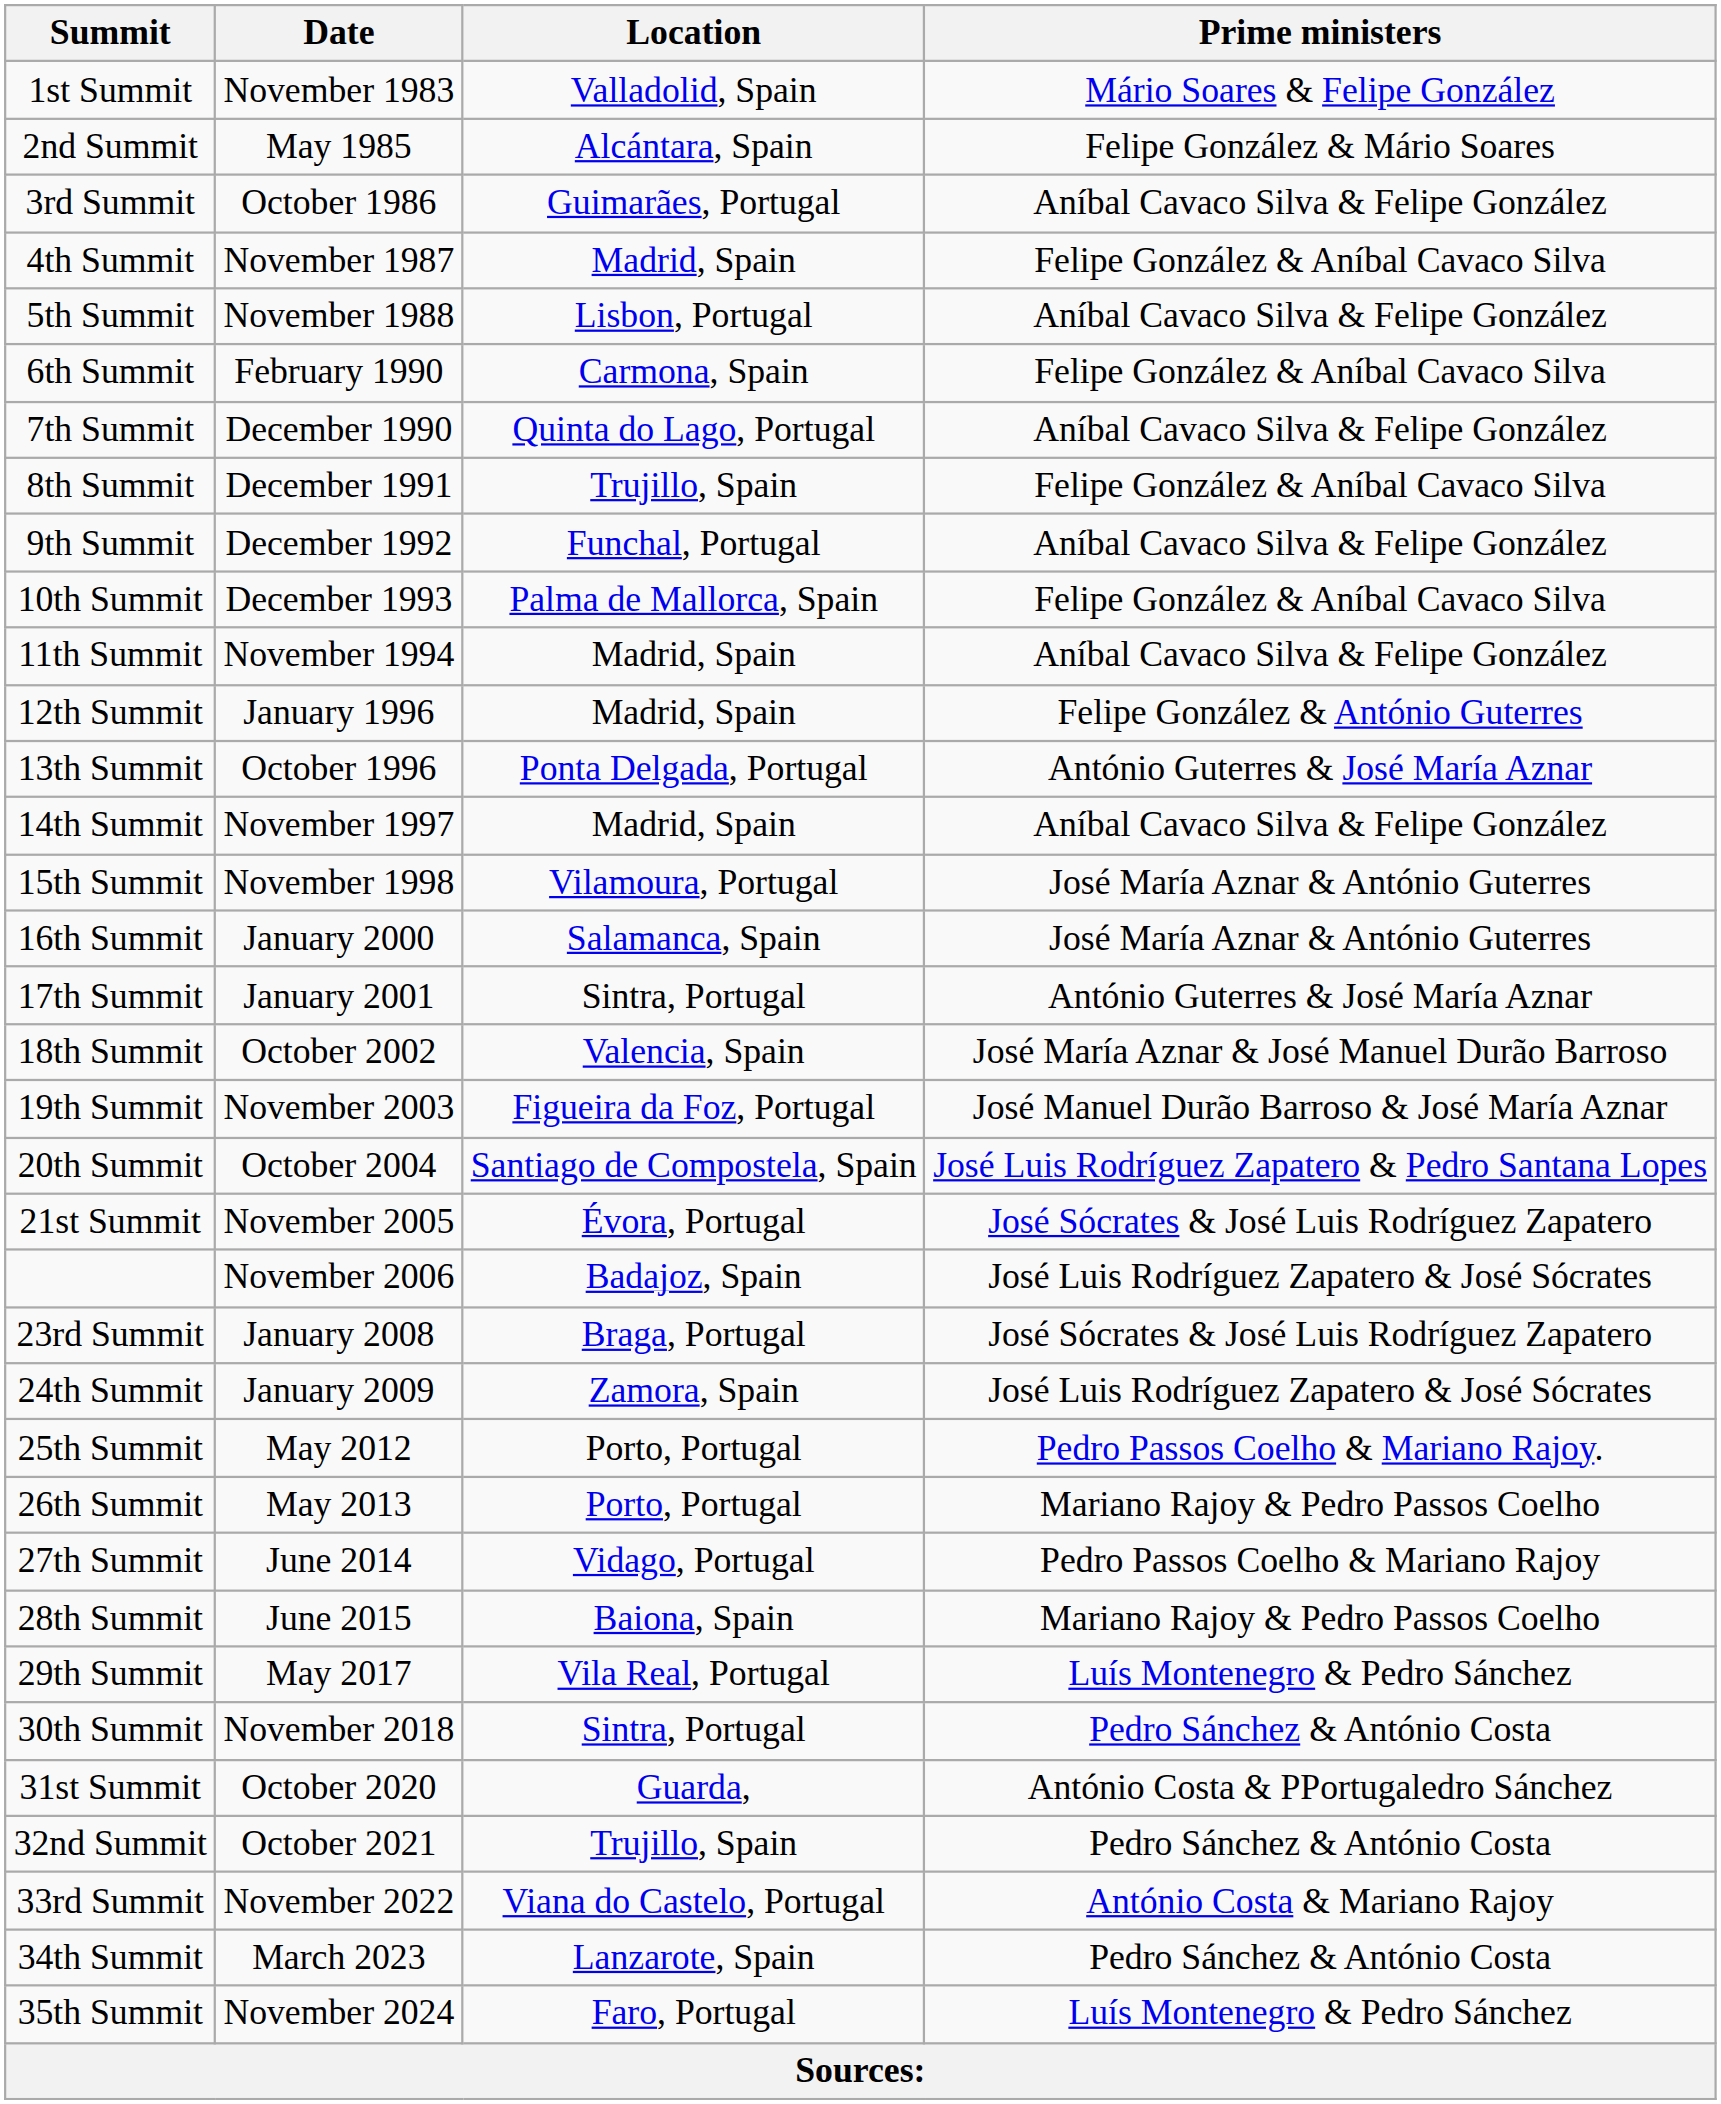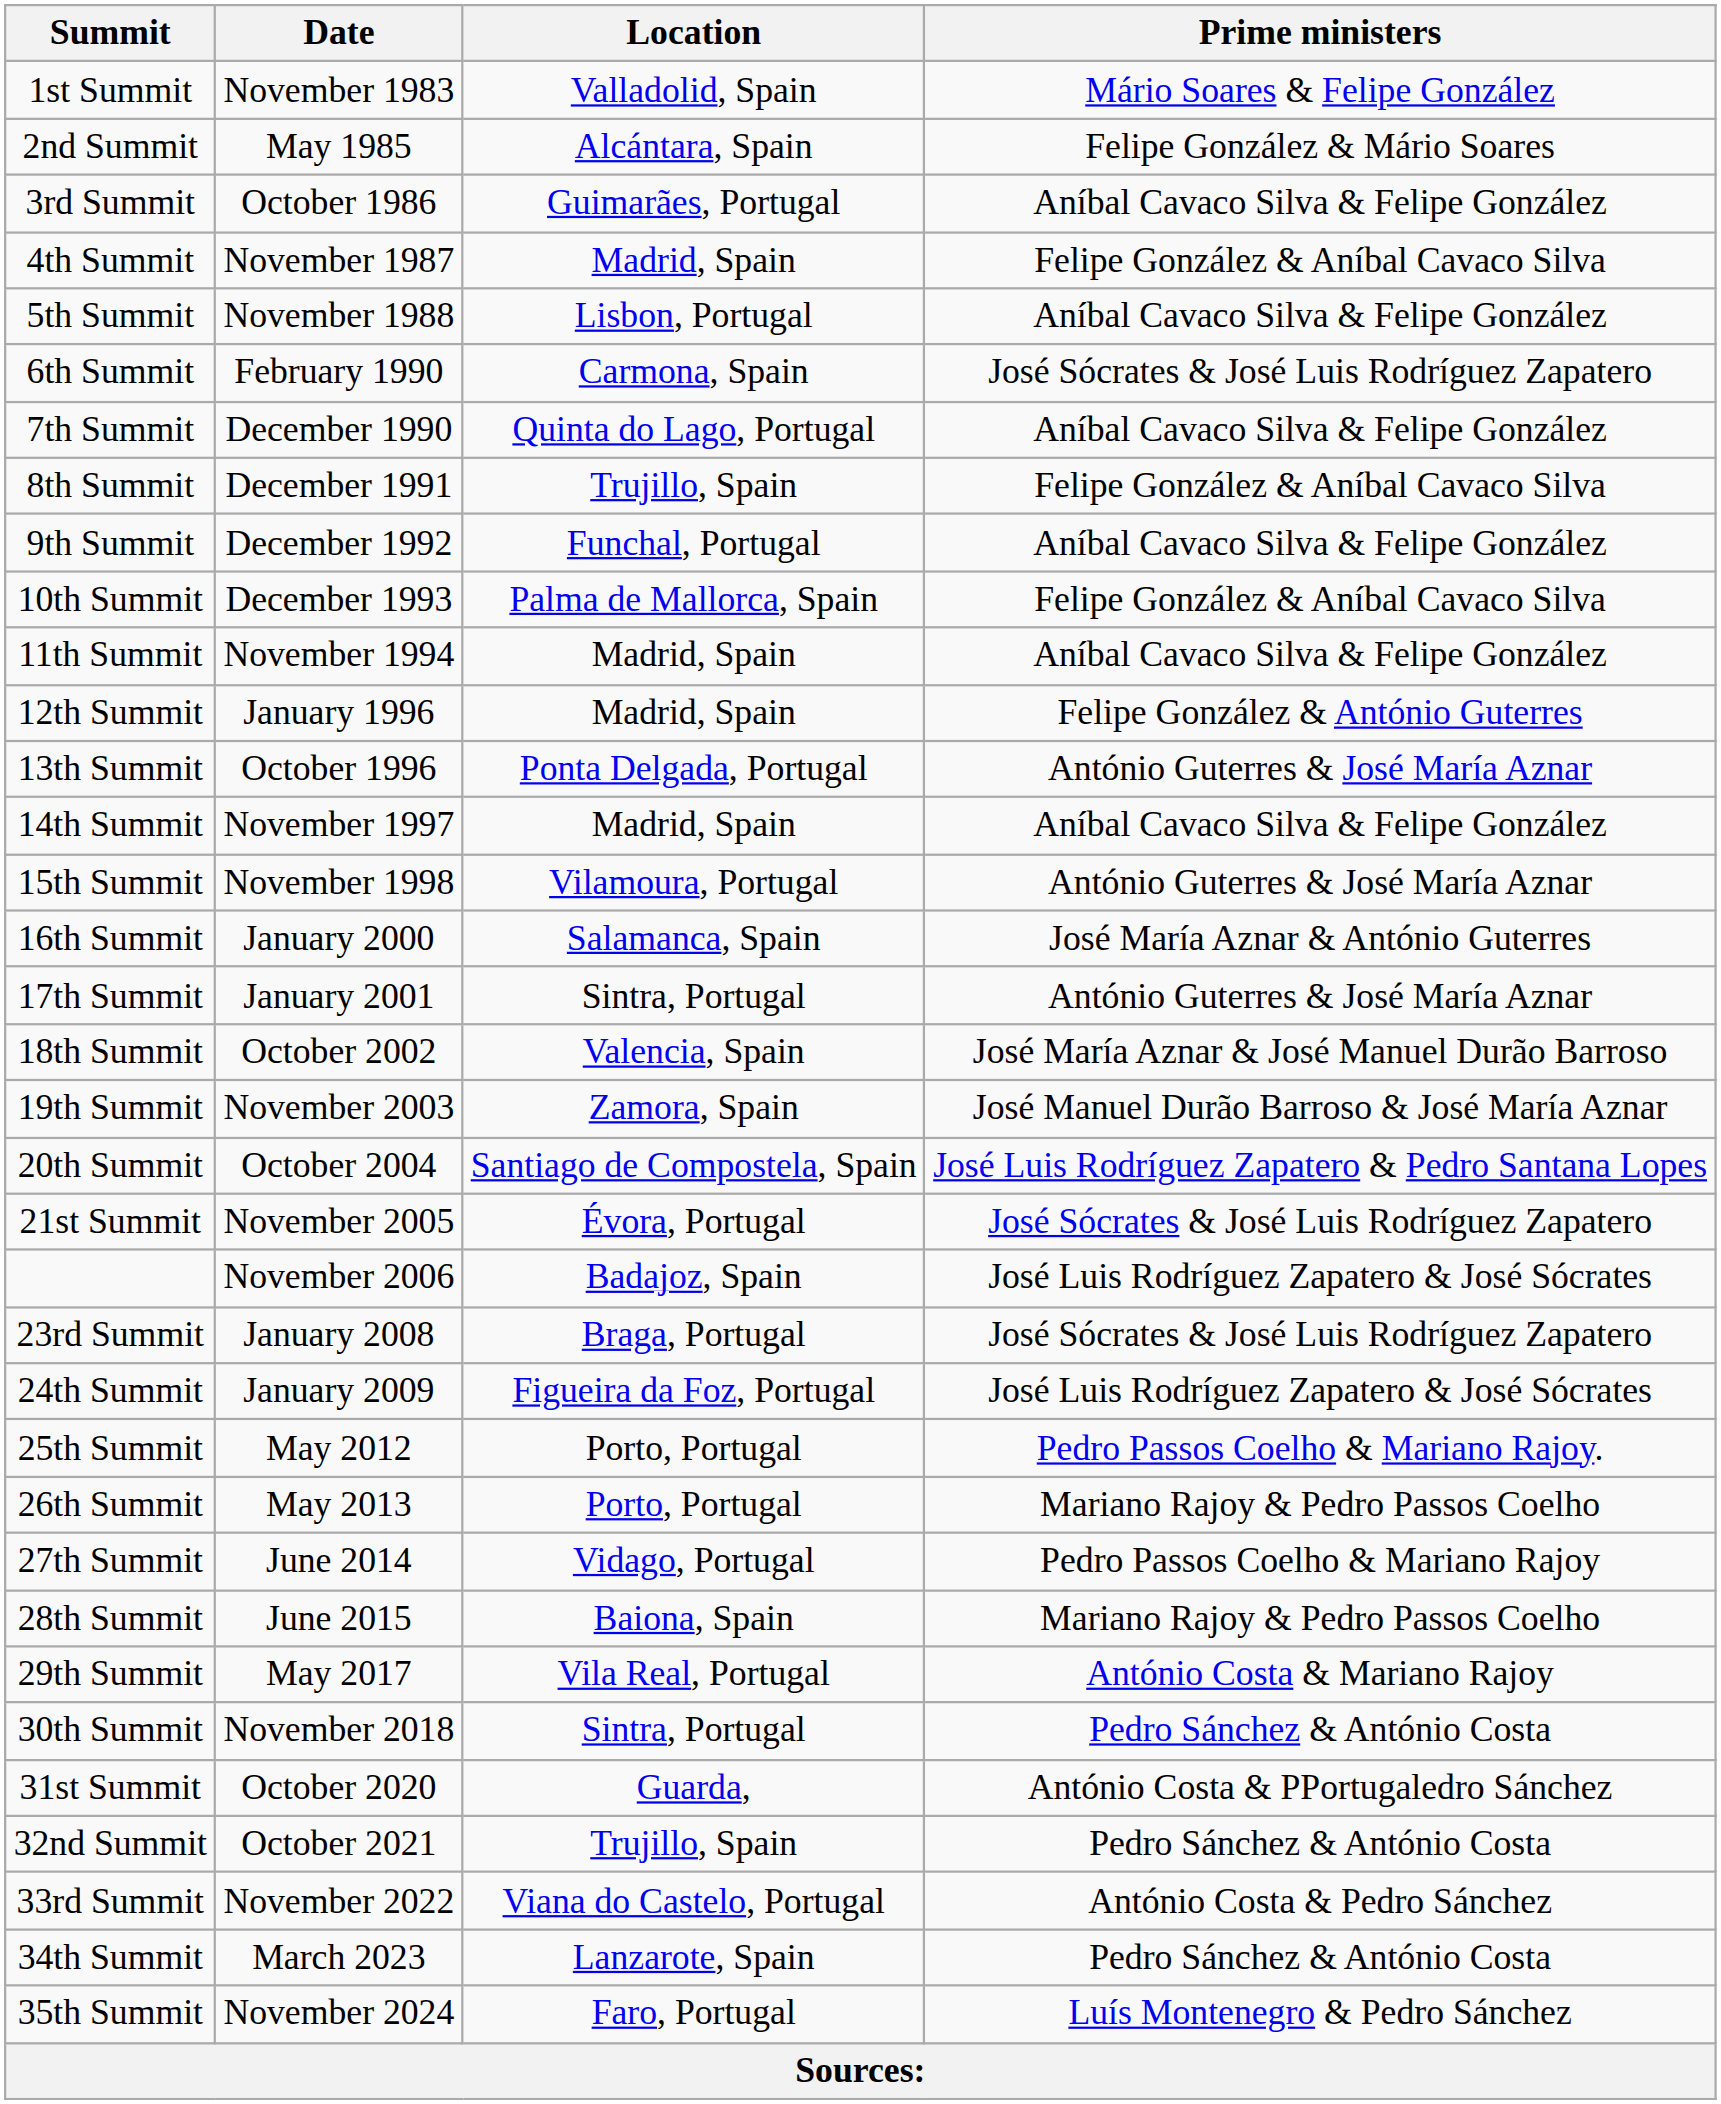(1320, 372) Felipe González & Aníbal Cavaco Silva -> (1320, 372) José Sócrates & José Luis Rodríguez Zapatero
(1320, 881) José María Aznar & António Guterres -> (1320, 881) António Guterres & José María Aznar
(694, 1107) Figueira da Foz, Portugal -> (694, 1107) Zamora, Spain
(694, 1390) Zamora, Spain -> (694, 1390) Figueira da Foz, Portugal
(1320, 1673) Luís Montenegro & Pedro Sánchez -> (1320, 1673) António Costa & Mariano Rajoy
(1320, 1900) António Costa & Mariano Rajoy -> (1320, 1900) António Costa & Pedro Sánchez
